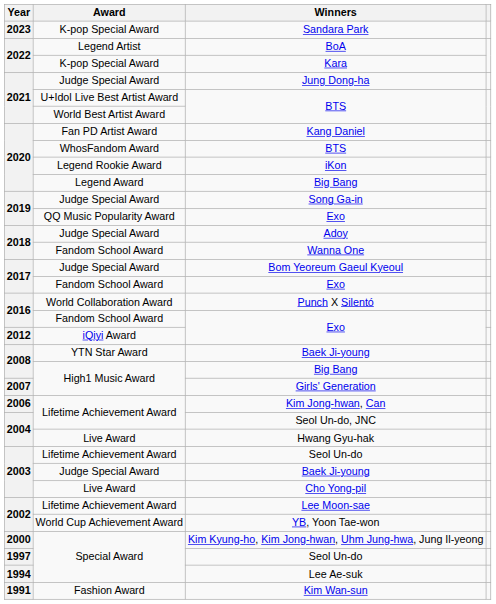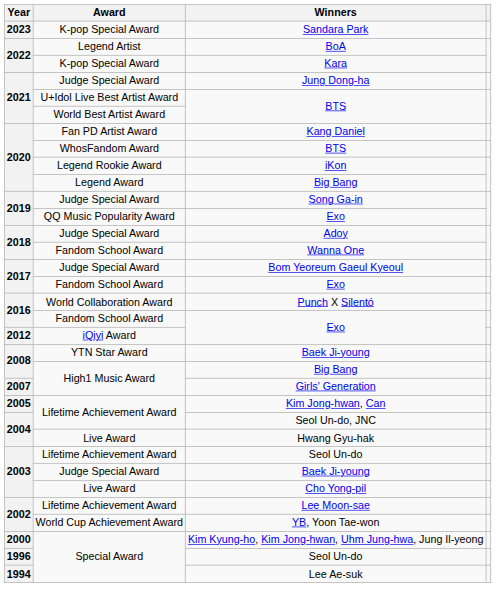(19, 404) 2006 -> (19, 404) 2005
(19, 557) 1997 -> (19, 557) 1996
- row: (109, 591)
